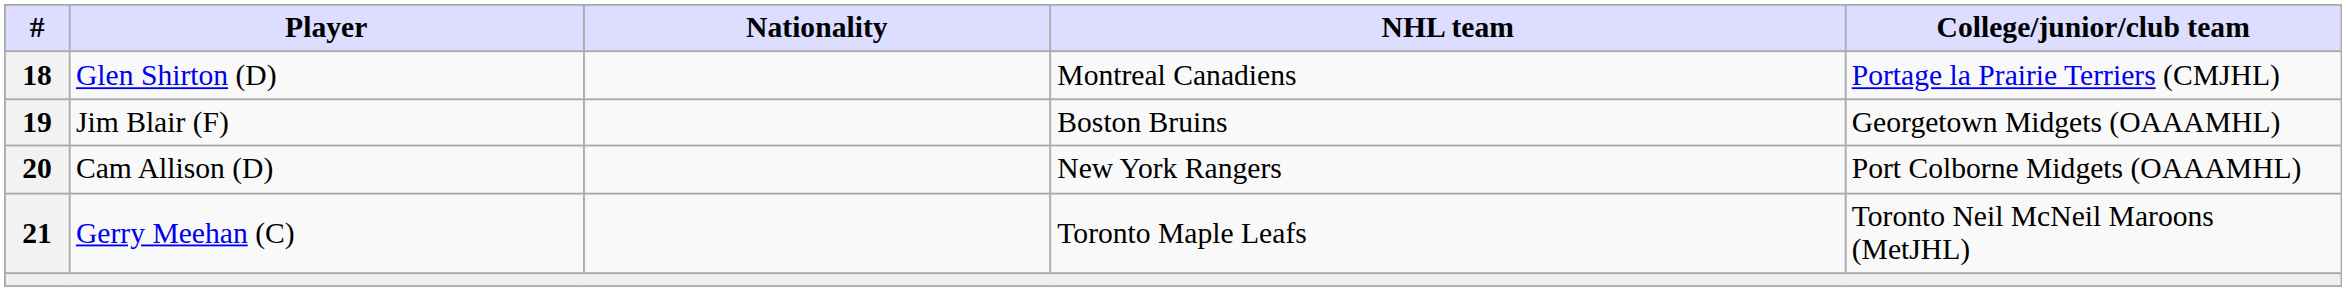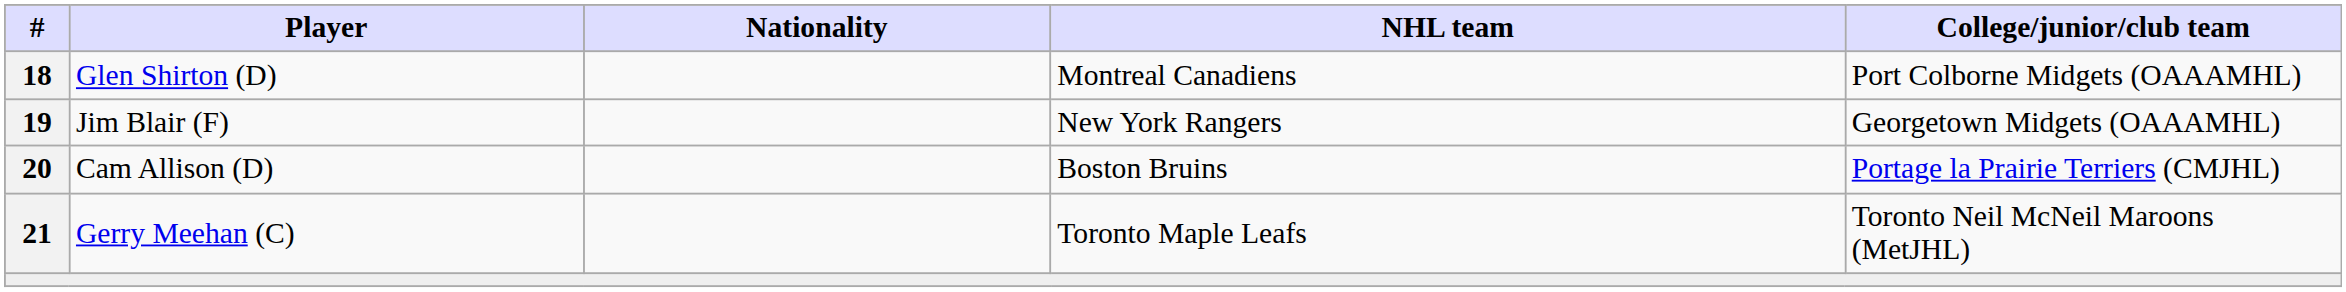(2066, 74) Portage la Prairie Terriers (CMJHL) -> (2077, 74) Port Colborne Midgets (OAAAMHL)
(1142, 121) Boston Bruins -> (1170, 121) New York Rangers
(1170, 168) New York Rangers -> (1142, 168) Boston Bruins
(2077, 168) Port Colborne Midgets (OAAAMHL) -> (2066, 168) Portage la Prairie Terriers (CMJHL)
